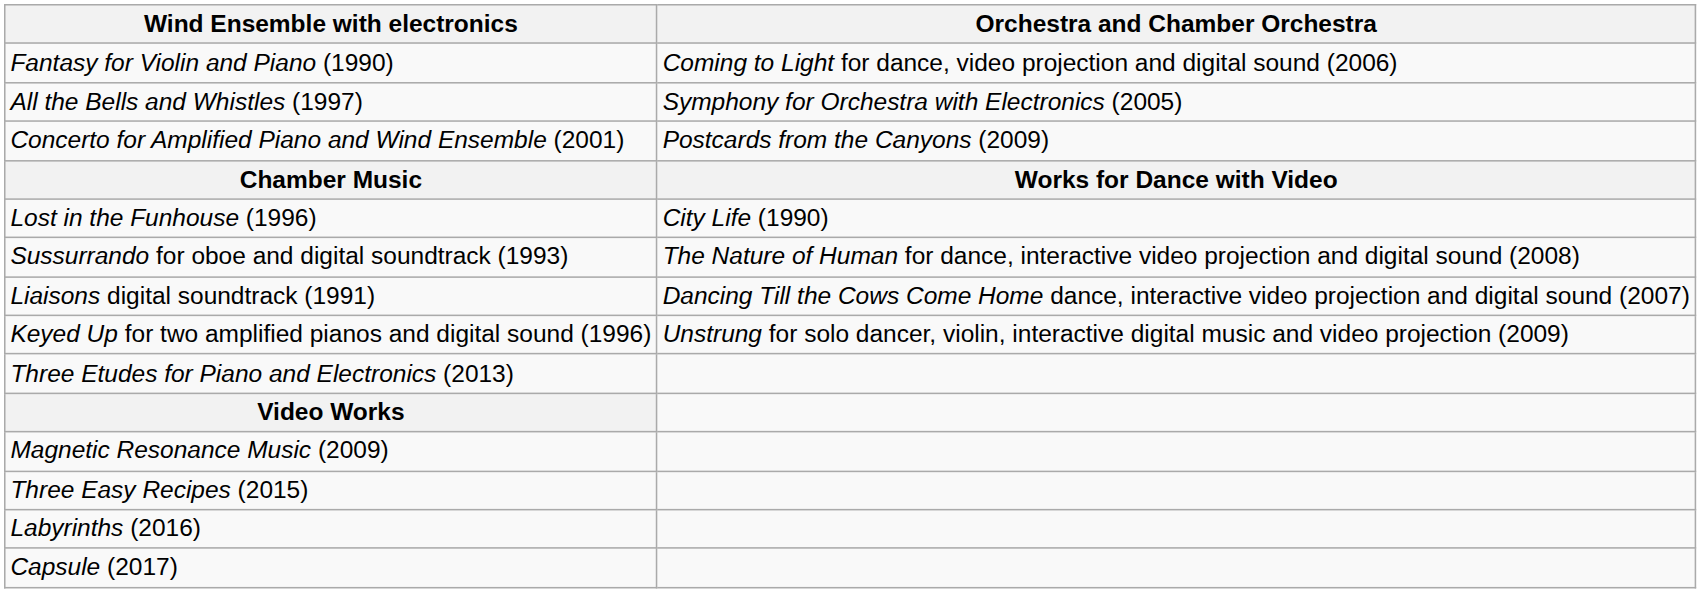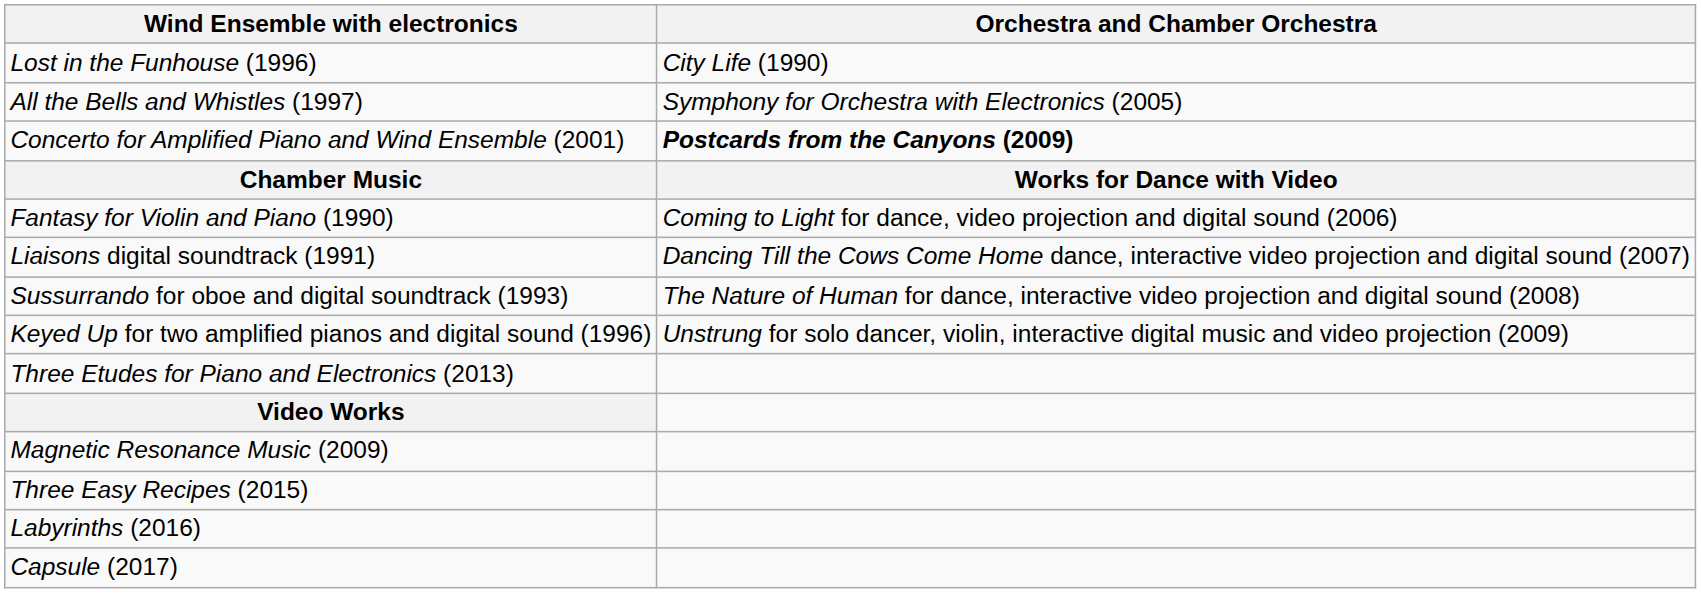rows swapped: (164, 218) <-> (202, 62)
(856, 140) normal -> (868, 140) bold
rows swapped: (193, 295) <-> (289, 256)
